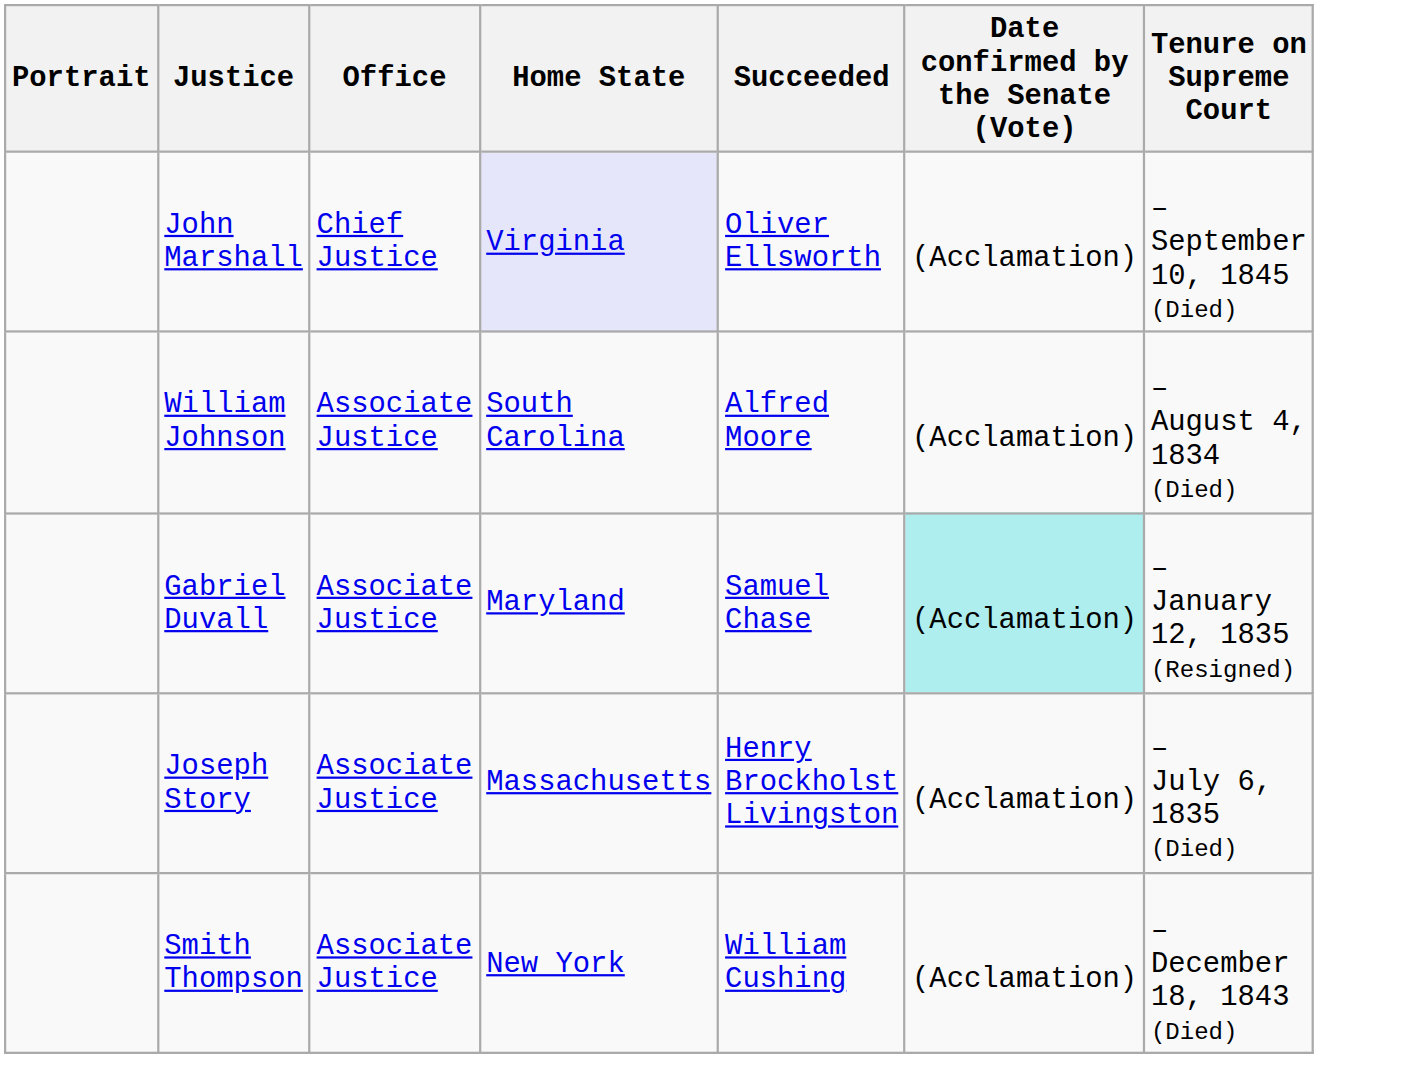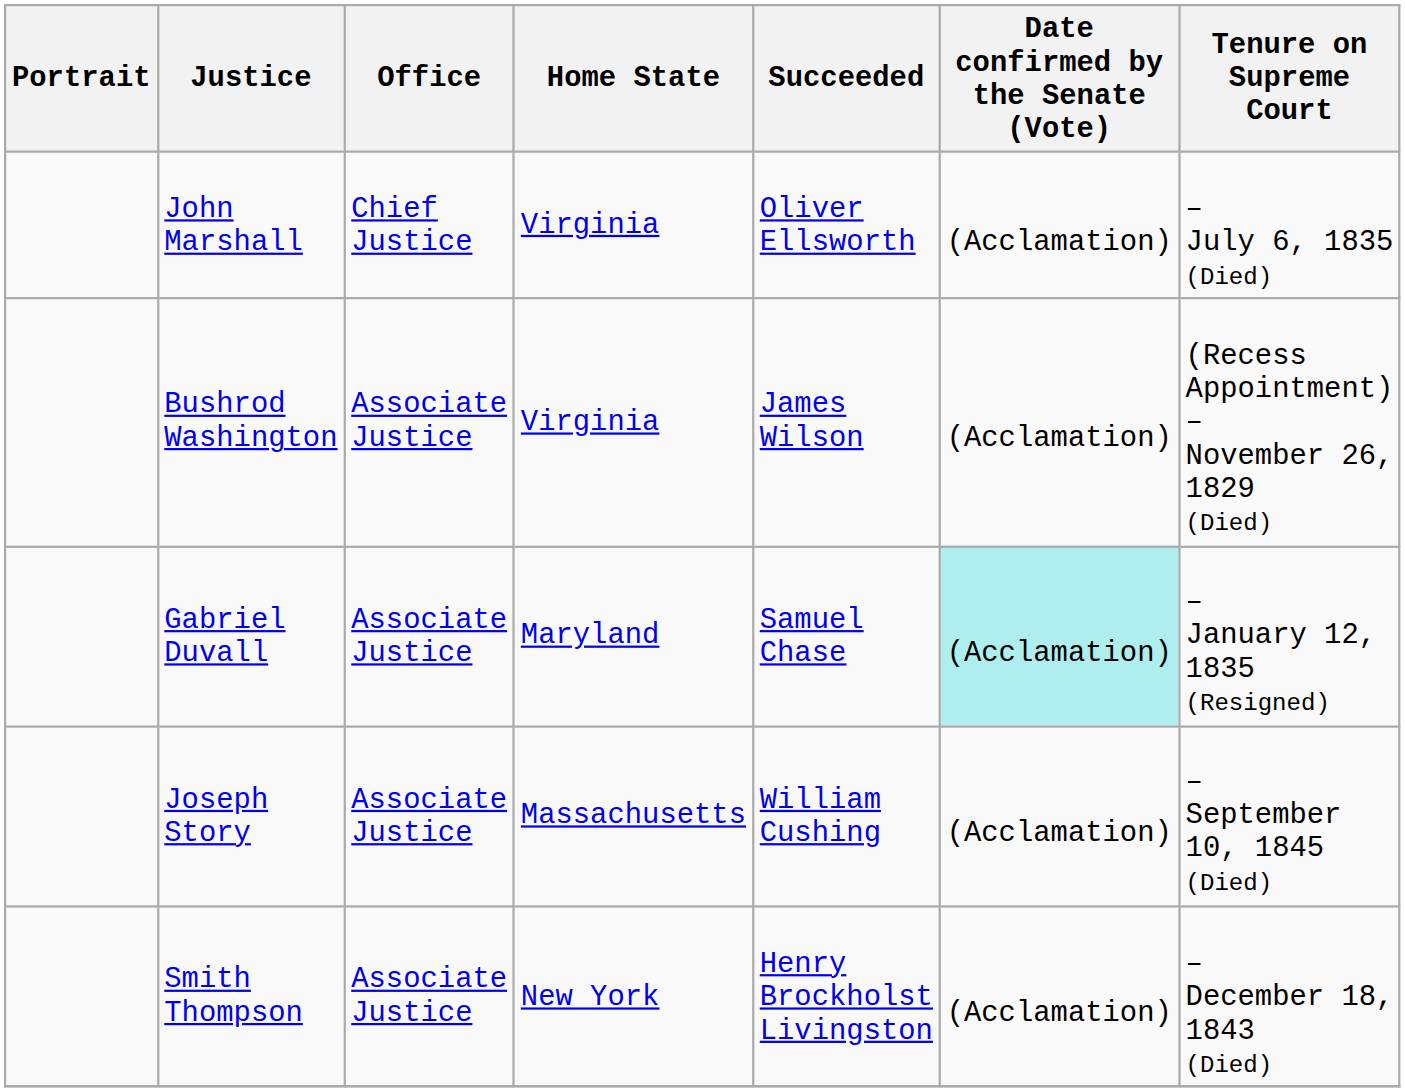(555, 242) lavender background -> (590, 226) no background
(1229, 258) – September 10, 1845 (Died) -> (1289, 241) – July 6, 1835 (Died)
+ row: (251, 422)
- row: (225, 422)
(812, 783) Henry Brockholst Livingston -> (820, 816) William Cushing
(1212, 798) – July 6, 1835 (Died) -> (1264, 832) – September 10, 1845 (Died)
(786, 963) William Cushing -> (846, 996) Henry Brockholst Livingston
